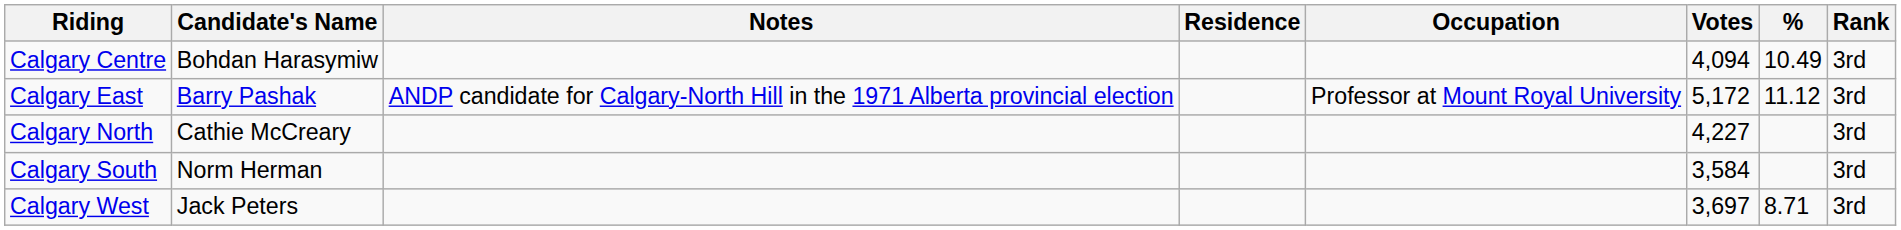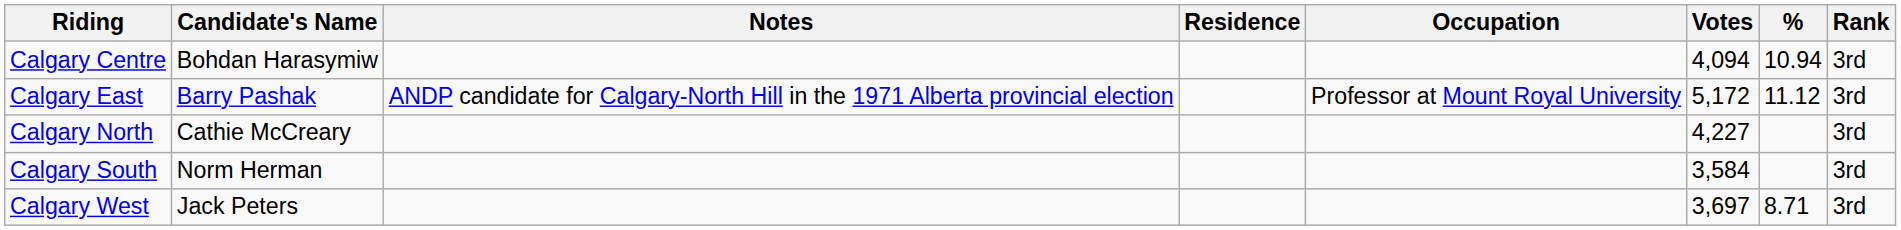(1793, 59) 10.49 -> (1793, 59) 10.94
